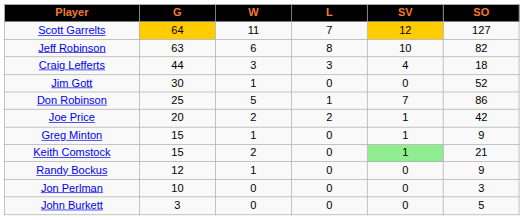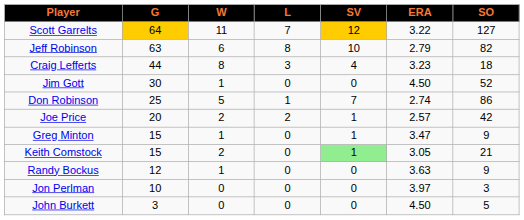+ column: (420, 13)
(253, 65) 3 -> (221, 65) 8
